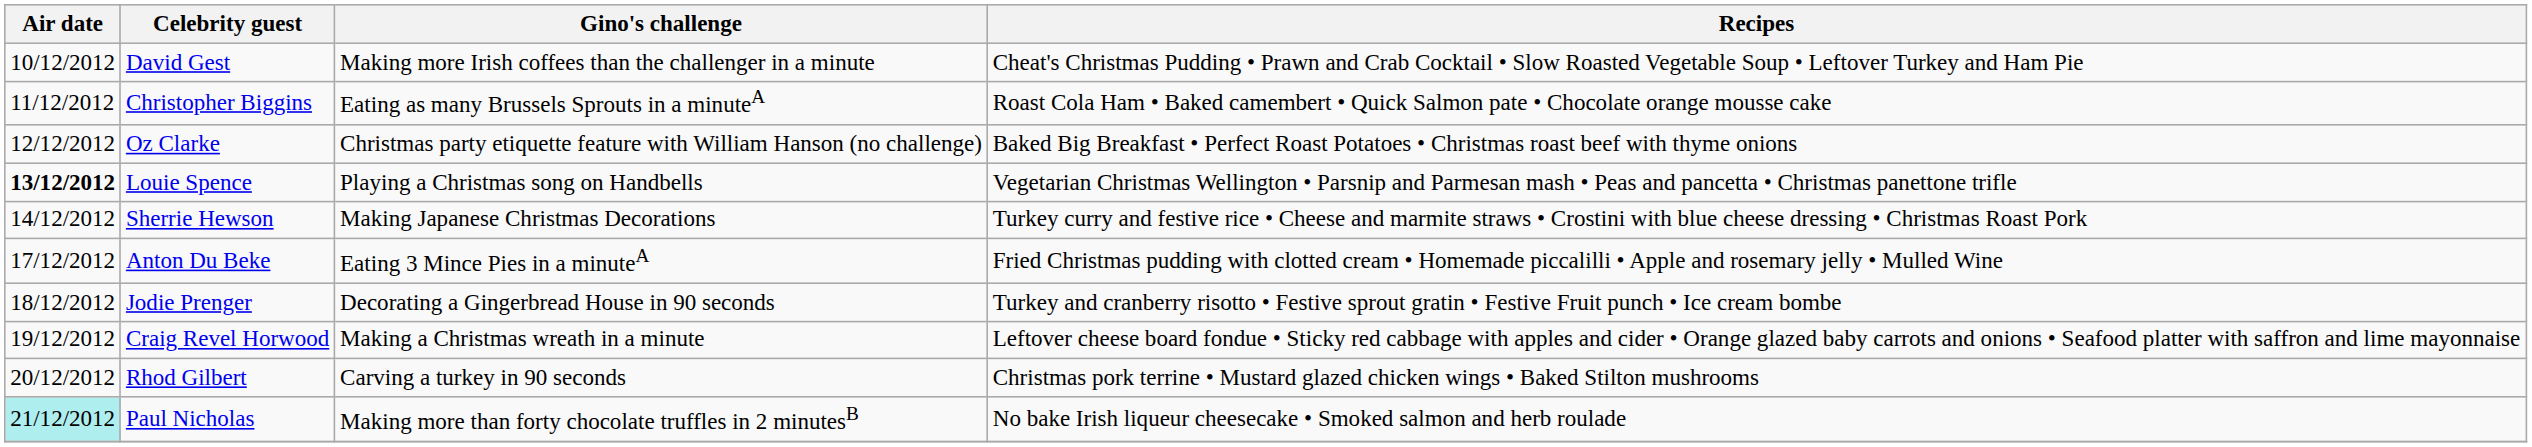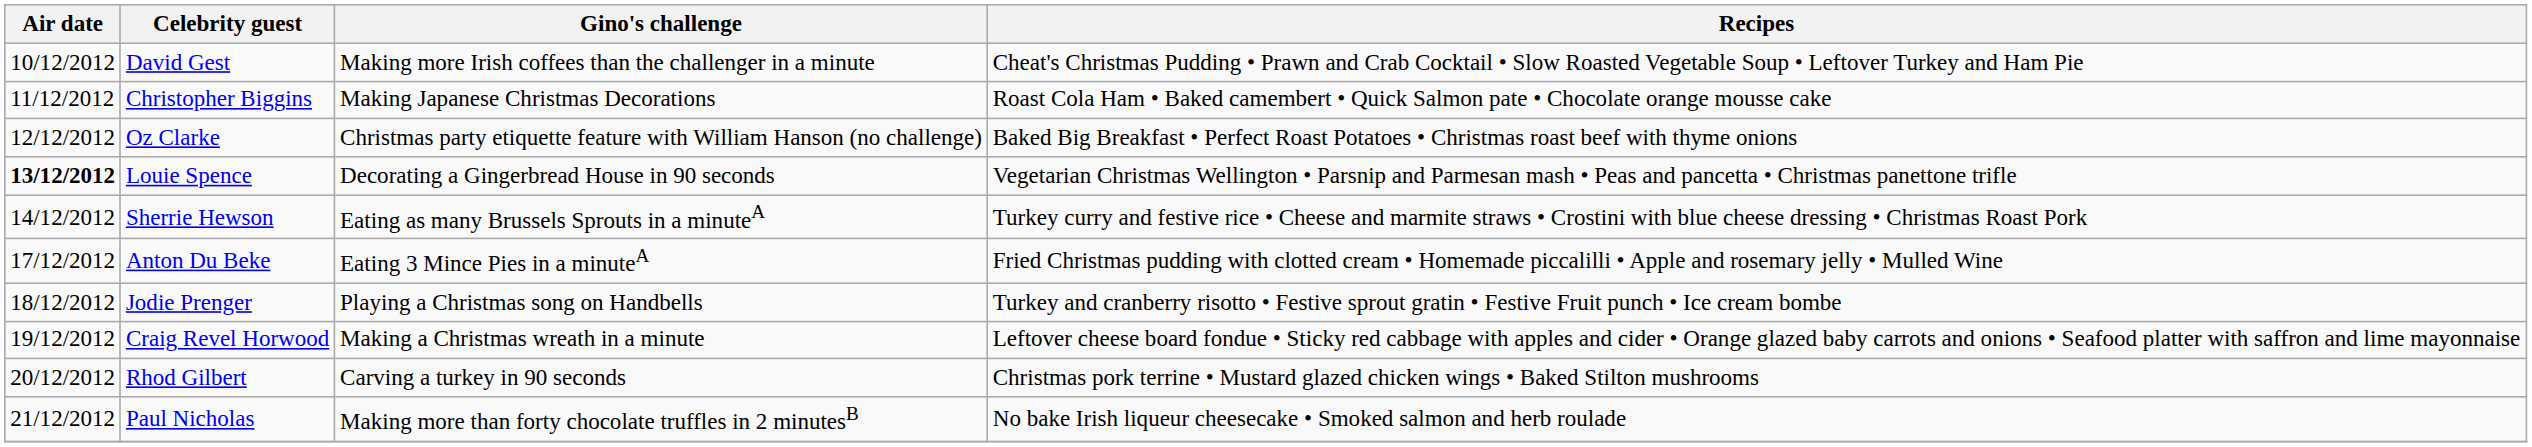(553, 102) Eating as many Brussels Sprouts in a minuteA -> (528, 99) Making Japanese Christmas Decorations
(521, 181) Playing a Christmas song on Handbells -> (557, 175) Decorating a Gingerbread House in 90 seconds
(528, 219) Making Japanese Christmas Decorations -> (553, 216) Eating as many Brussels Sprouts in a minuteA
(557, 302) Decorating a Gingerbread House in 90 seconds -> (521, 302) Playing a Christmas song on Handbells
(63, 419) paleturquoise background -> (63, 419) no background
